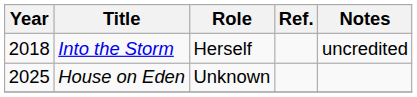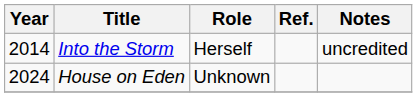(29, 48) 2018 -> (29, 48) 2014
(29, 77) 2025 -> (29, 77) 2024
